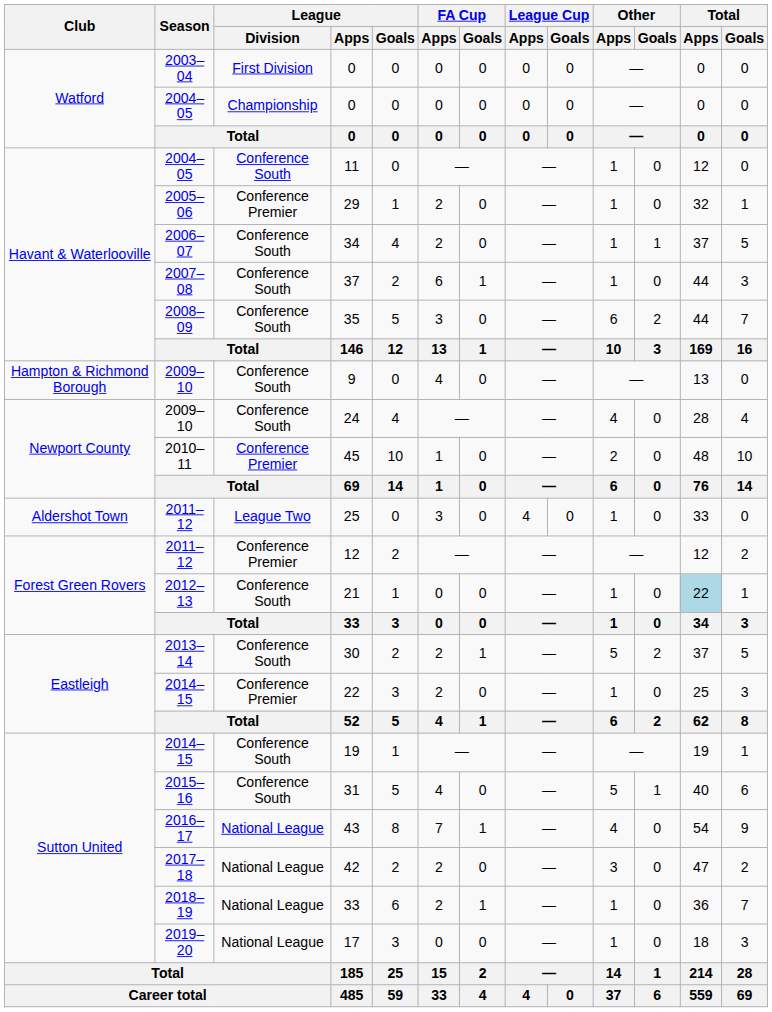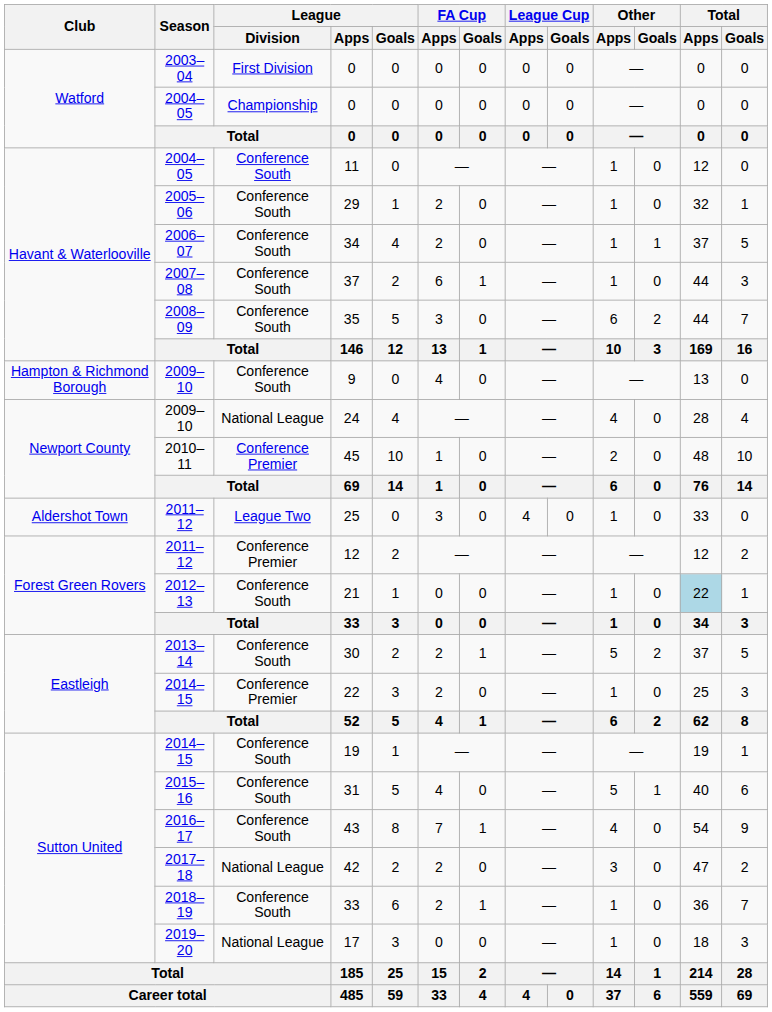(273, 205) Conference Premier -> (273, 205) Conference South
(273, 418) Conference South -> (273, 418) National League
(273, 828) National League -> (273, 828) Conference South
(273, 905) National League -> (273, 905) Conference South
